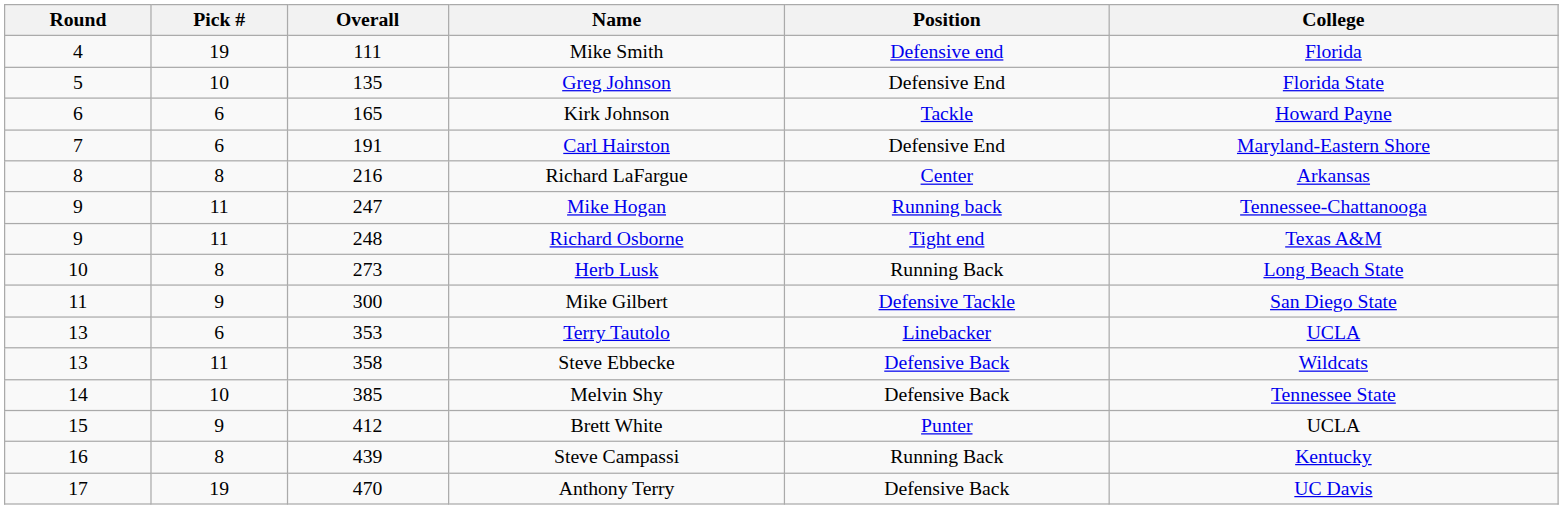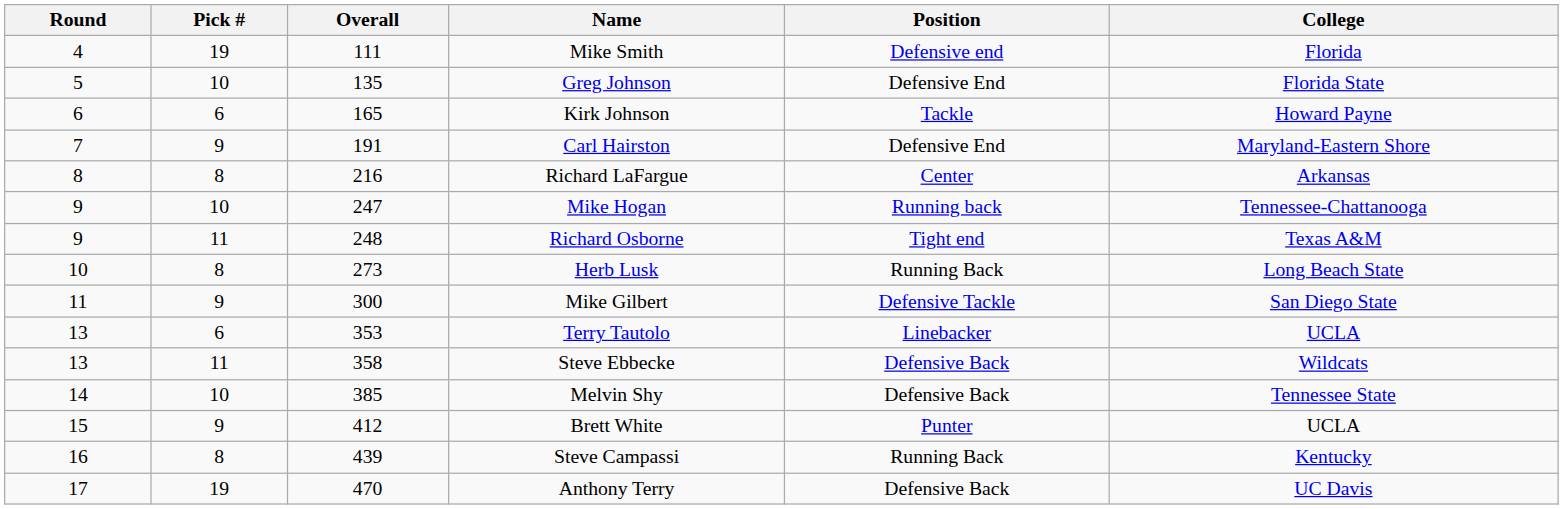(219, 144) 6 -> (219, 144) 9
(219, 207) 11 -> (219, 207) 10
